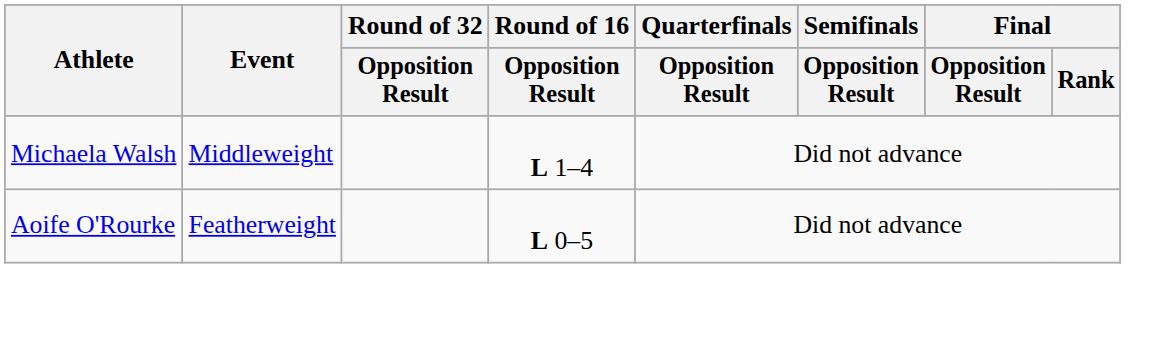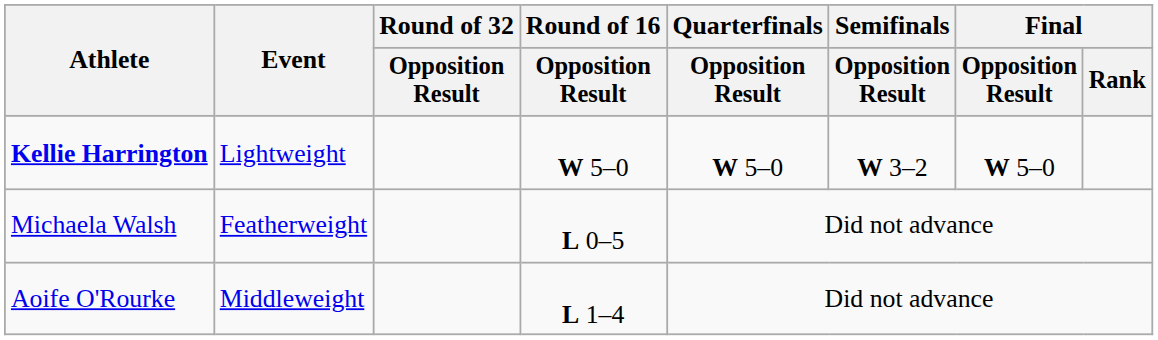+ row: (109, 152)
(261, 152) Middleweight -> (293, 225) Featherweight
(562, 167) L 1–4 -> (593, 240) L 0–5
(262, 225) Featherweight -> (292, 298) Middleweight
(562, 240) L 0–5 -> (593, 313) L 1–4
